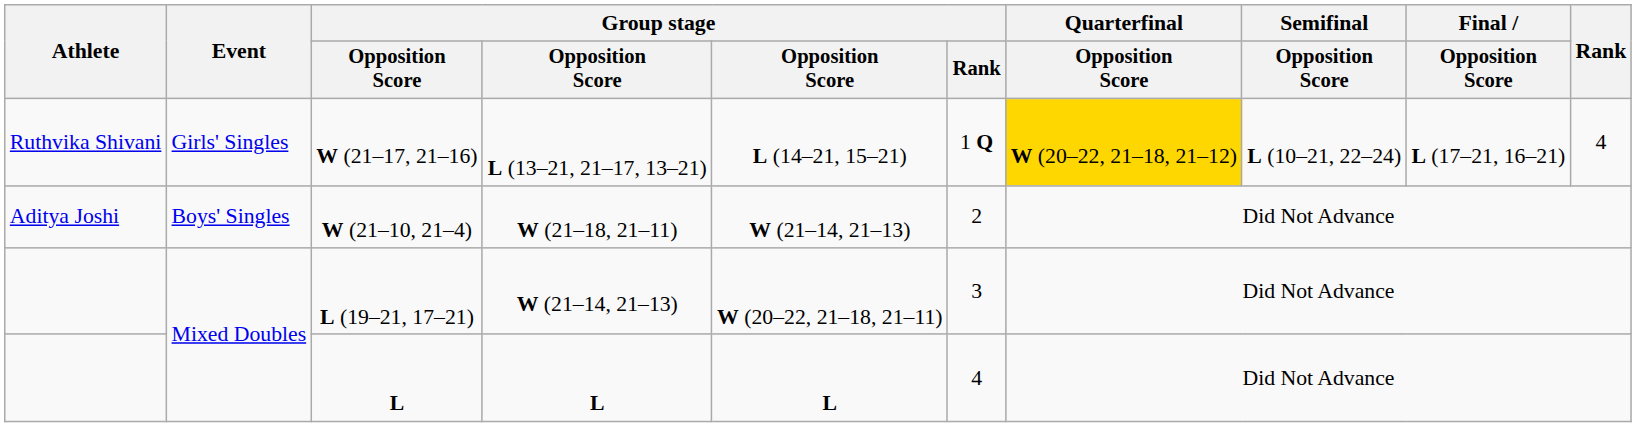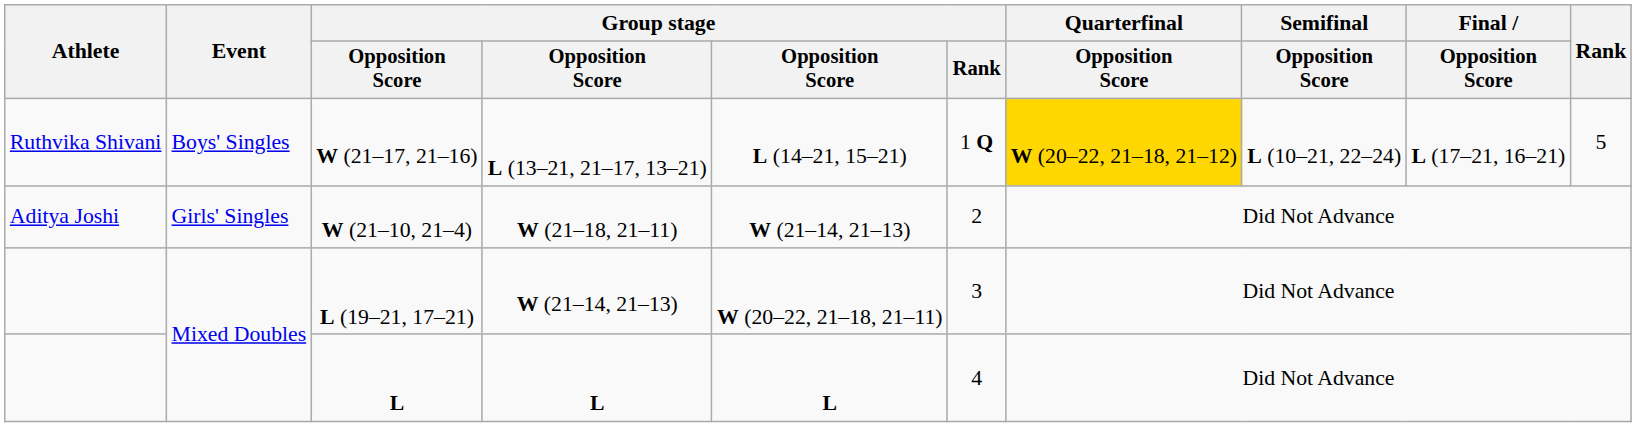(230, 142) Girls' Singles -> (231, 142) Boys' Singles
(1601, 142) 4 -> (1601, 142) 5
(231, 216) Boys' Singles -> (230, 216) Girls' Singles
